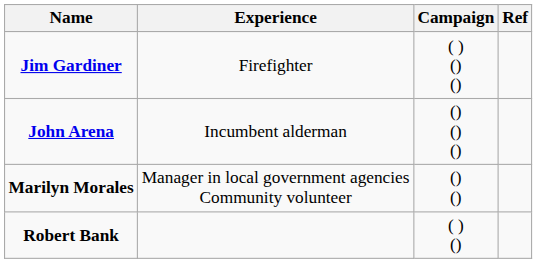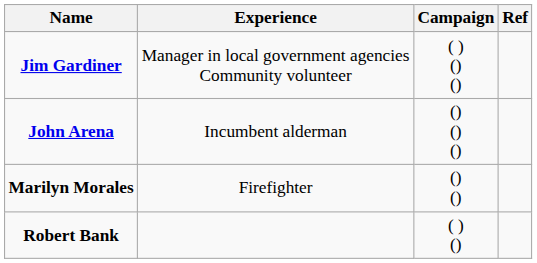(276, 65) Firefighter -> (276, 65) Manager in local government agencies Community volunteer
(276, 187) Manager in local government agencies Community volunteer -> (276, 187) Firefighter
